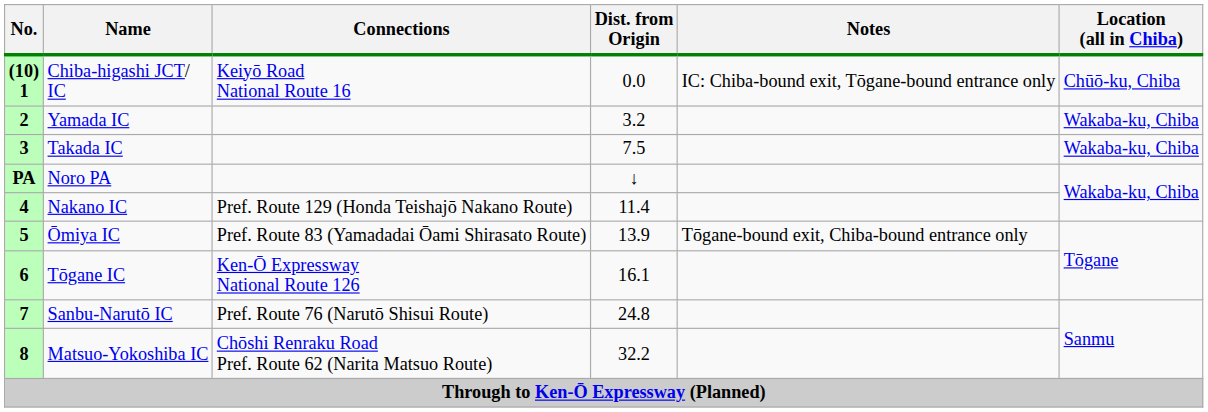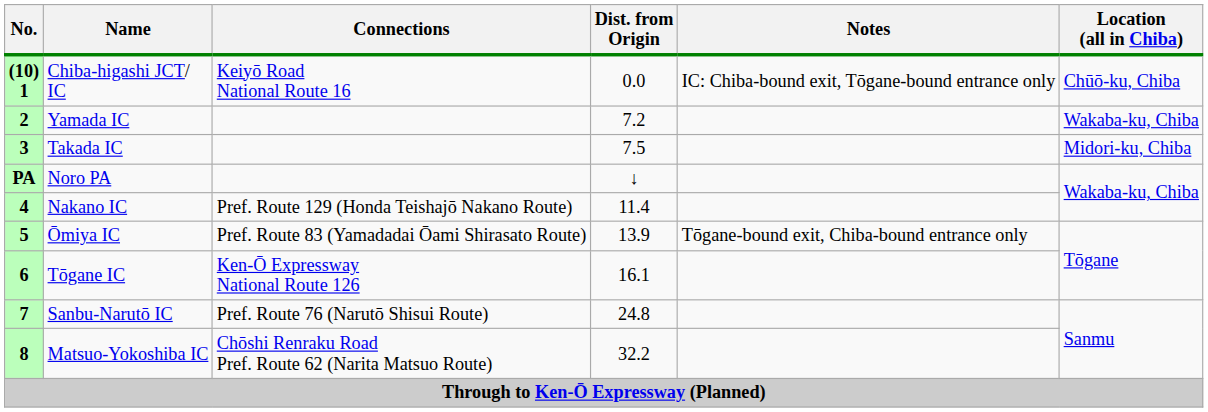(634, 120) 3.2 -> (634, 120) 7.2
(1131, 149) Wakaba-ku, Chiba -> (1128, 149) Midori-ku, Chiba
